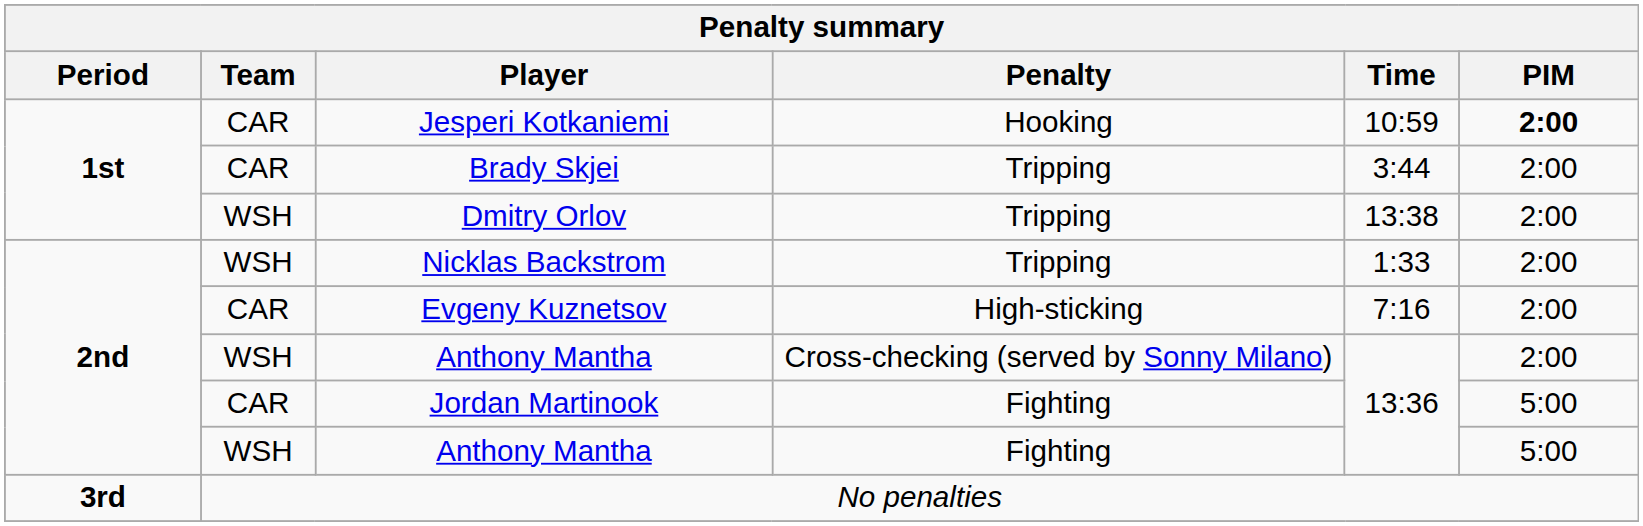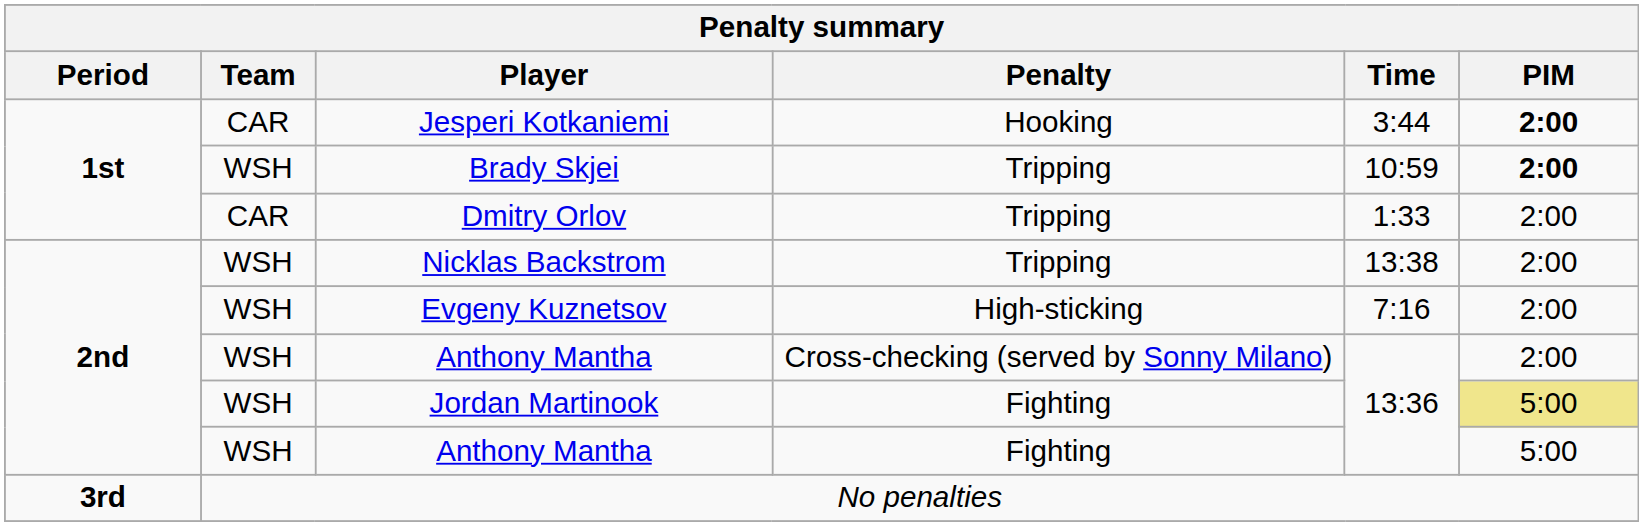(1402, 121) 10:59 -> (1402, 121) 3:44
(258, 168) CAR -> (258, 168) WSH
(1402, 168) 3:44 -> (1402, 168) 10:59
(1549, 168) normal -> (1549, 168) bold
(258, 215) WSH -> (258, 215) CAR
(1402, 215) 13:38 -> (1402, 215) 1:33
(1402, 262) 1:33 -> (1402, 262) 13:38
(258, 309) CAR -> (258, 309) WSH
(258, 403) CAR -> (258, 403) WSH
(1549, 403) no background -> (1549, 403) khaki background
